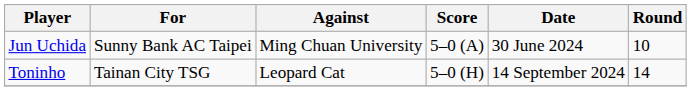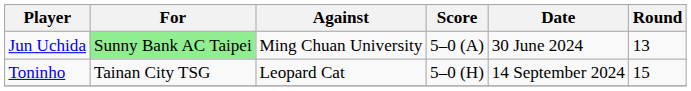(173, 45) no background -> (173, 45) lightgreen background
(641, 45) 10 -> (641, 45) 13
(641, 72) 14 -> (641, 72) 15
